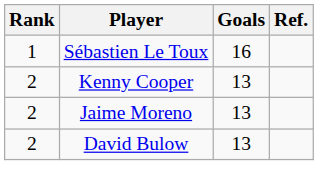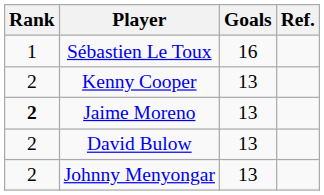(32, 112) normal -> (32, 112) bold
+ row: (139, 174)
